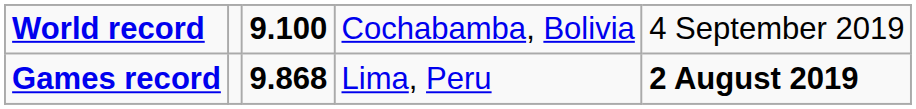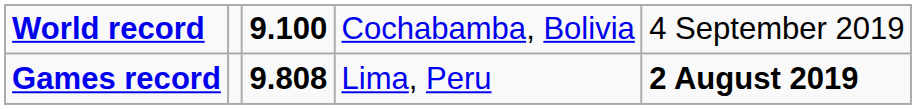(288, 78) 9.868 -> (288, 78) 9.808
